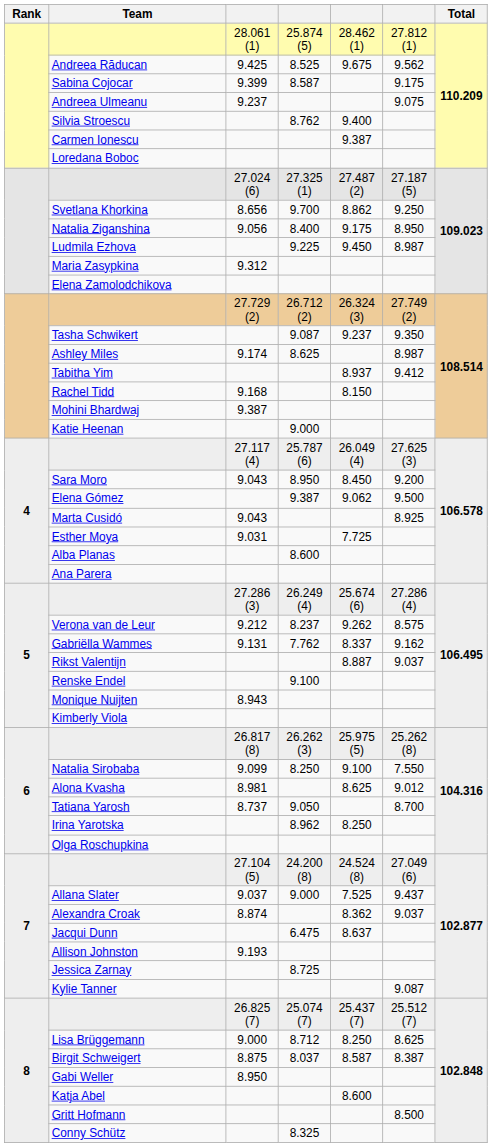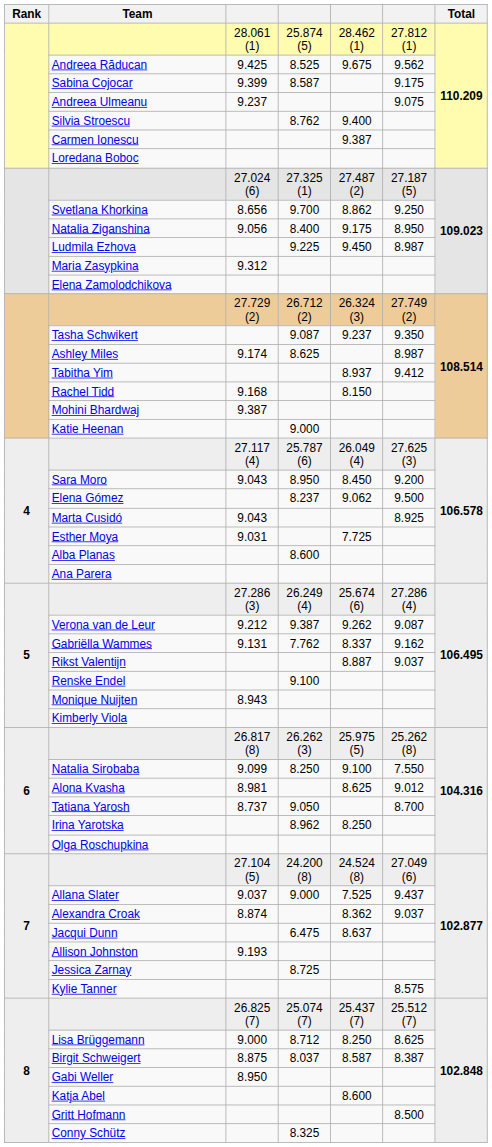(304, 499) 9.387 -> (304, 499) 8.237
(304, 625) 8.237 -> (304, 625) 9.387
(409, 625) 8.575 -> (409, 625) 9.087
(409, 989) 9.087 -> (409, 989) 8.575
